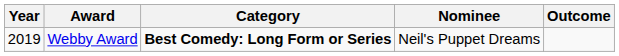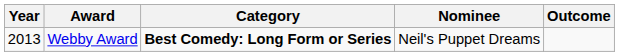(24, 39) 2019 -> (24, 39) 2013
